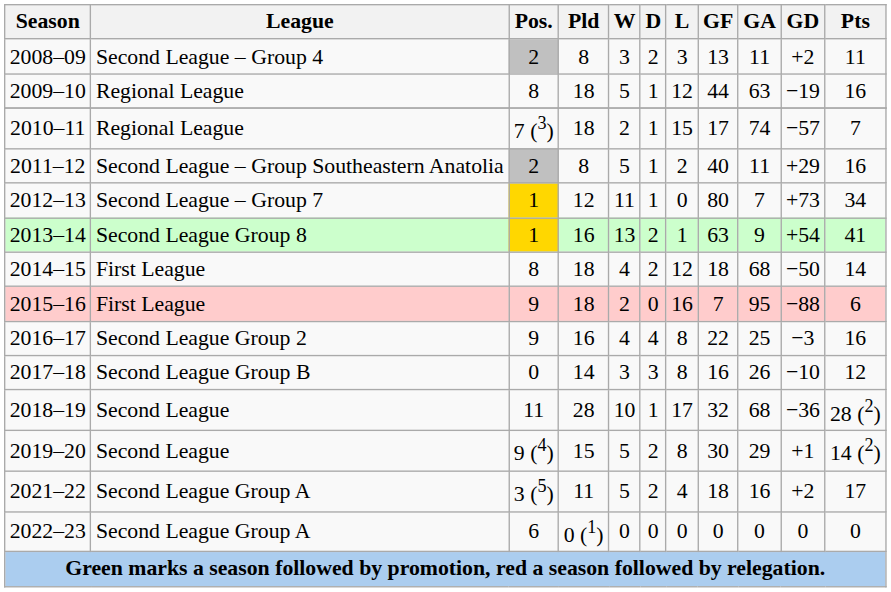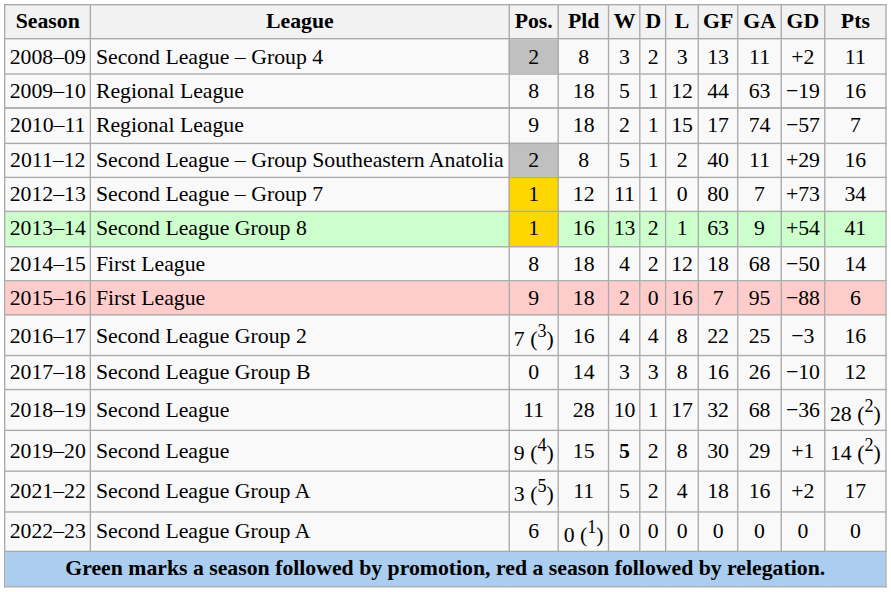(534, 128) 7 (3) -> (534, 125) 9
(534, 338) 9 -> (534, 335) 7 (3)
(625, 450) normal -> (625, 450) bold
